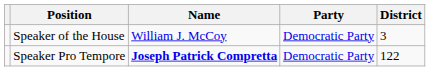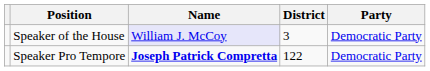columns swapped: (329, 14) <-> (401, 14)
(179, 35) no background -> (179, 35) lavender background
